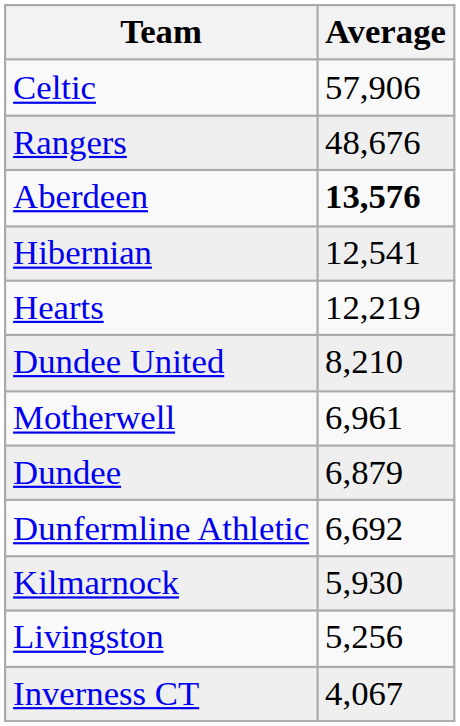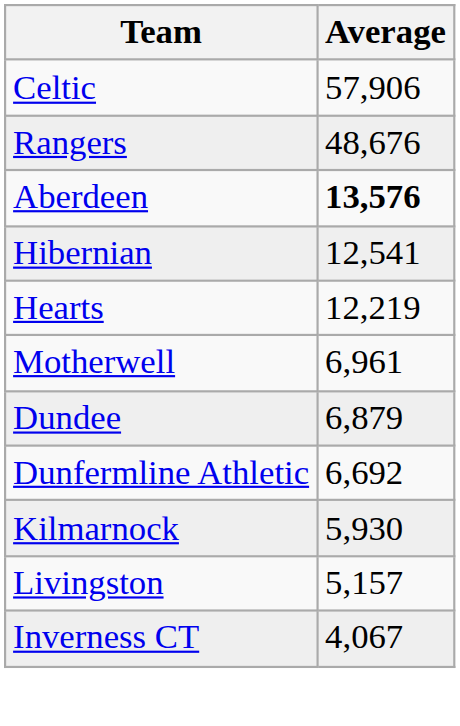- row: (119, 362)
(364, 637) 5,256 -> (364, 582) 5,157
